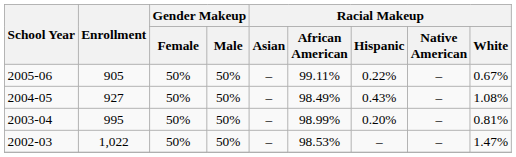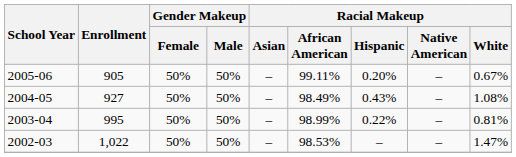(379, 75) 0.22% -> (379, 75) 0.20%
(379, 119) 0.20% -> (379, 119) 0.22%
